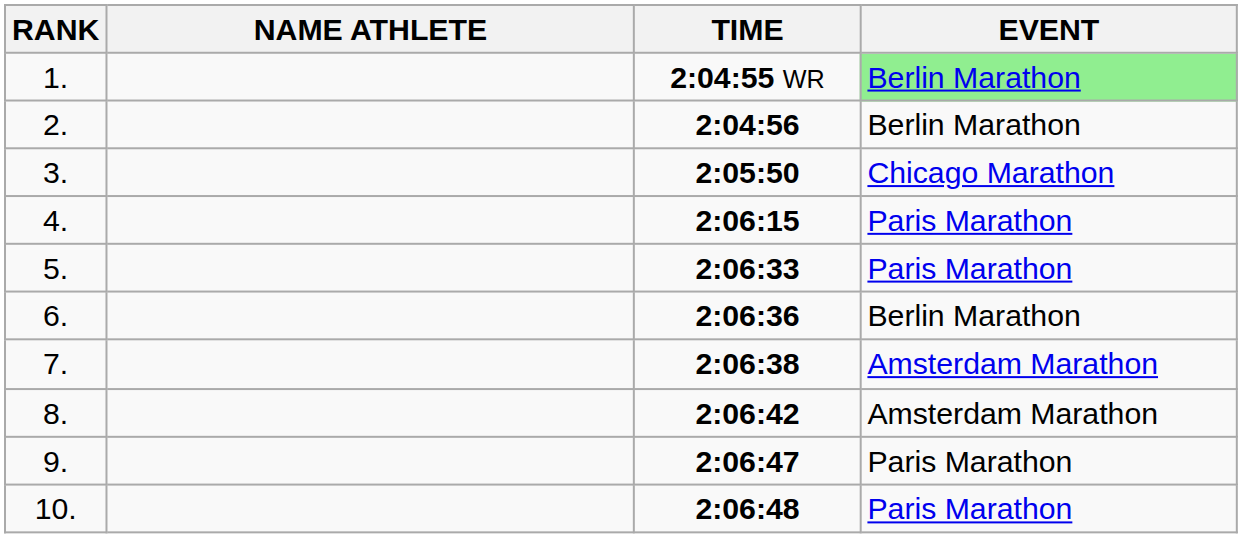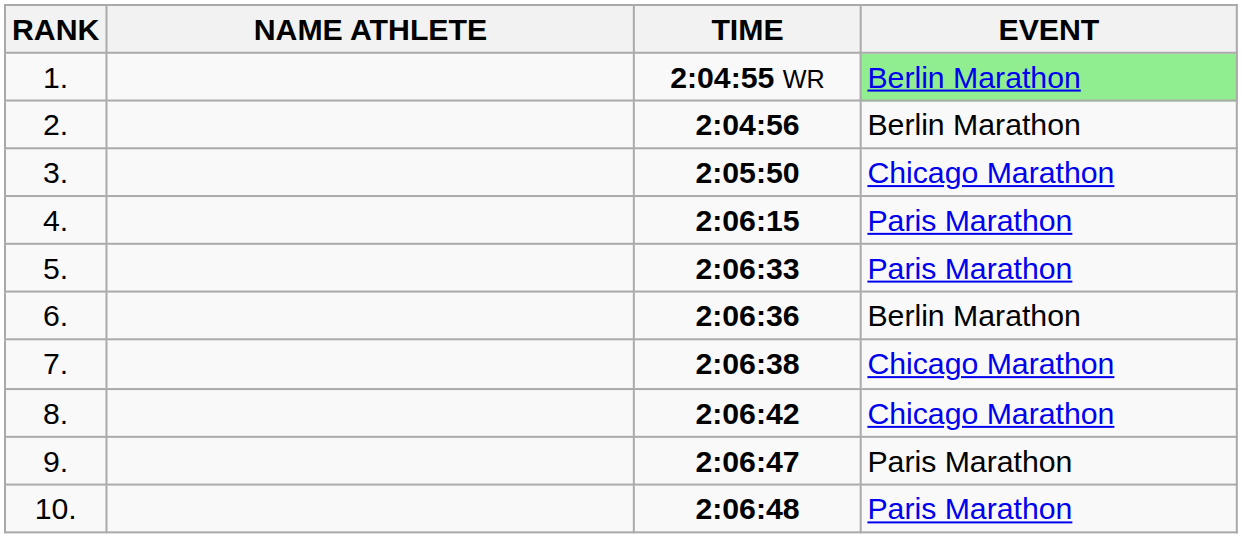(1013, 364) Amsterdam Marathon -> (991, 364) Chicago Marathon
(1013, 412) Amsterdam Marathon -> (991, 412) Chicago Marathon
